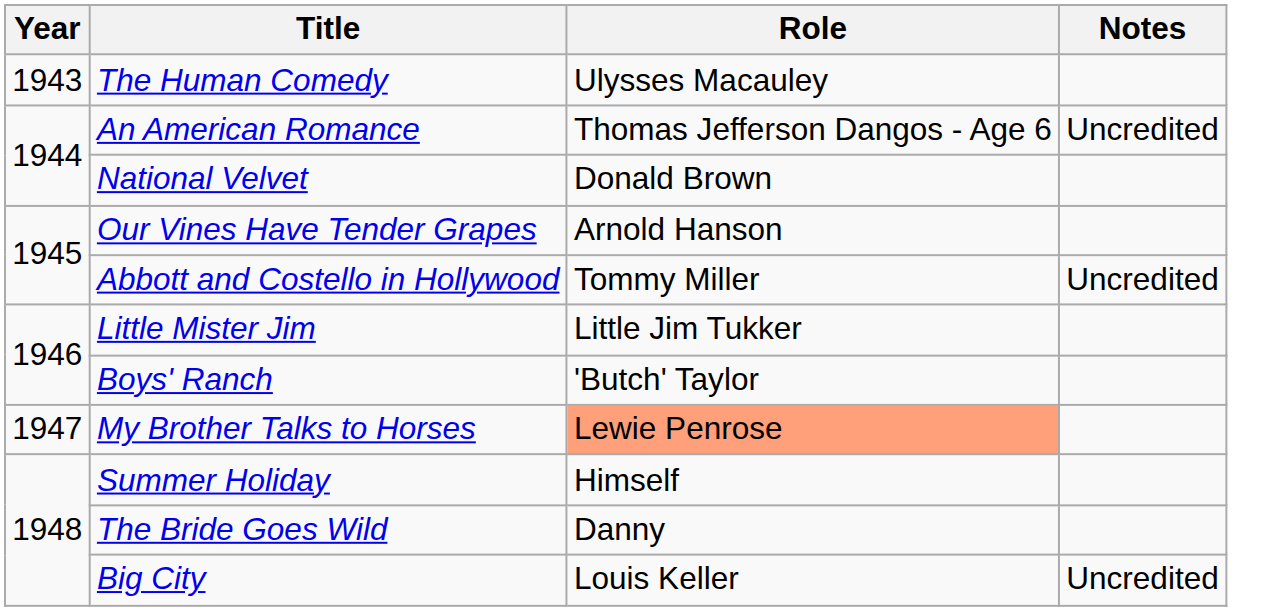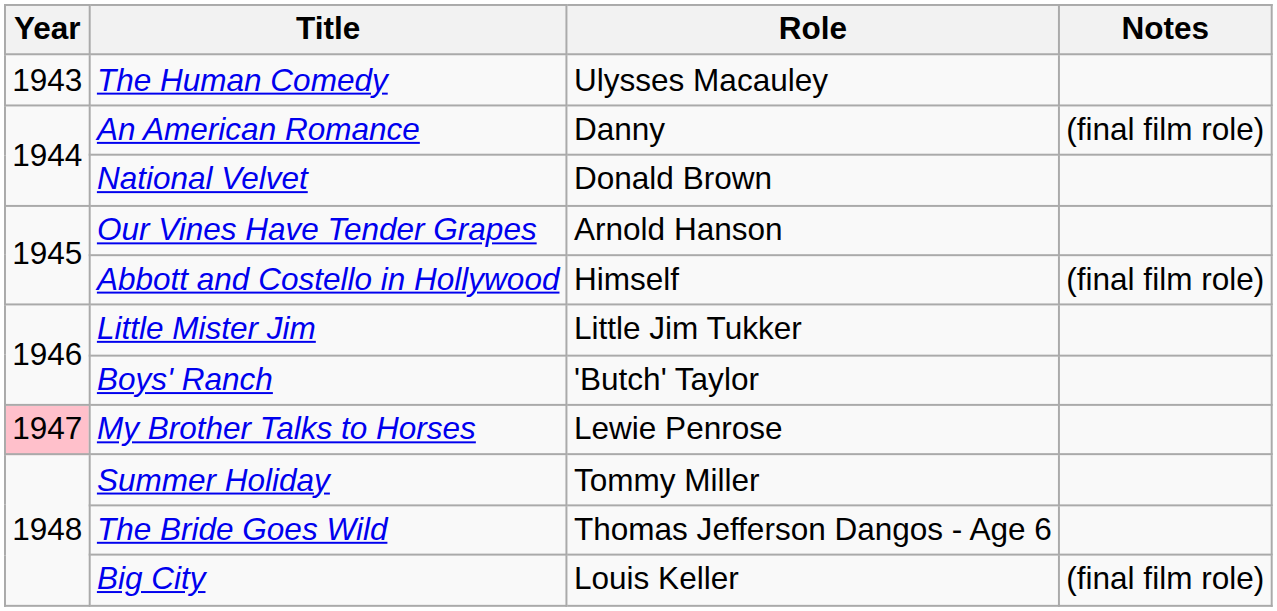(813, 129) Thomas Jefferson Dangos - Age 6 -> (620, 129) Danny
(1143, 129) Uncredited -> (1165, 129) (final film role)
(667, 279) Tommy Miller -> (627, 279) Himself
(1143, 279) Uncredited -> (1165, 279) (final film role)
(47, 429) no background -> (47, 429) pink background
(678, 429) lightsalmon background -> (678, 429) no background
(627, 479) Himself -> (667, 479) Tommy Miller
(620, 529) Danny -> (813, 529) Thomas Jefferson Dangos - Age 6
(1143, 579) Uncredited -> (1165, 579) (final film role)
